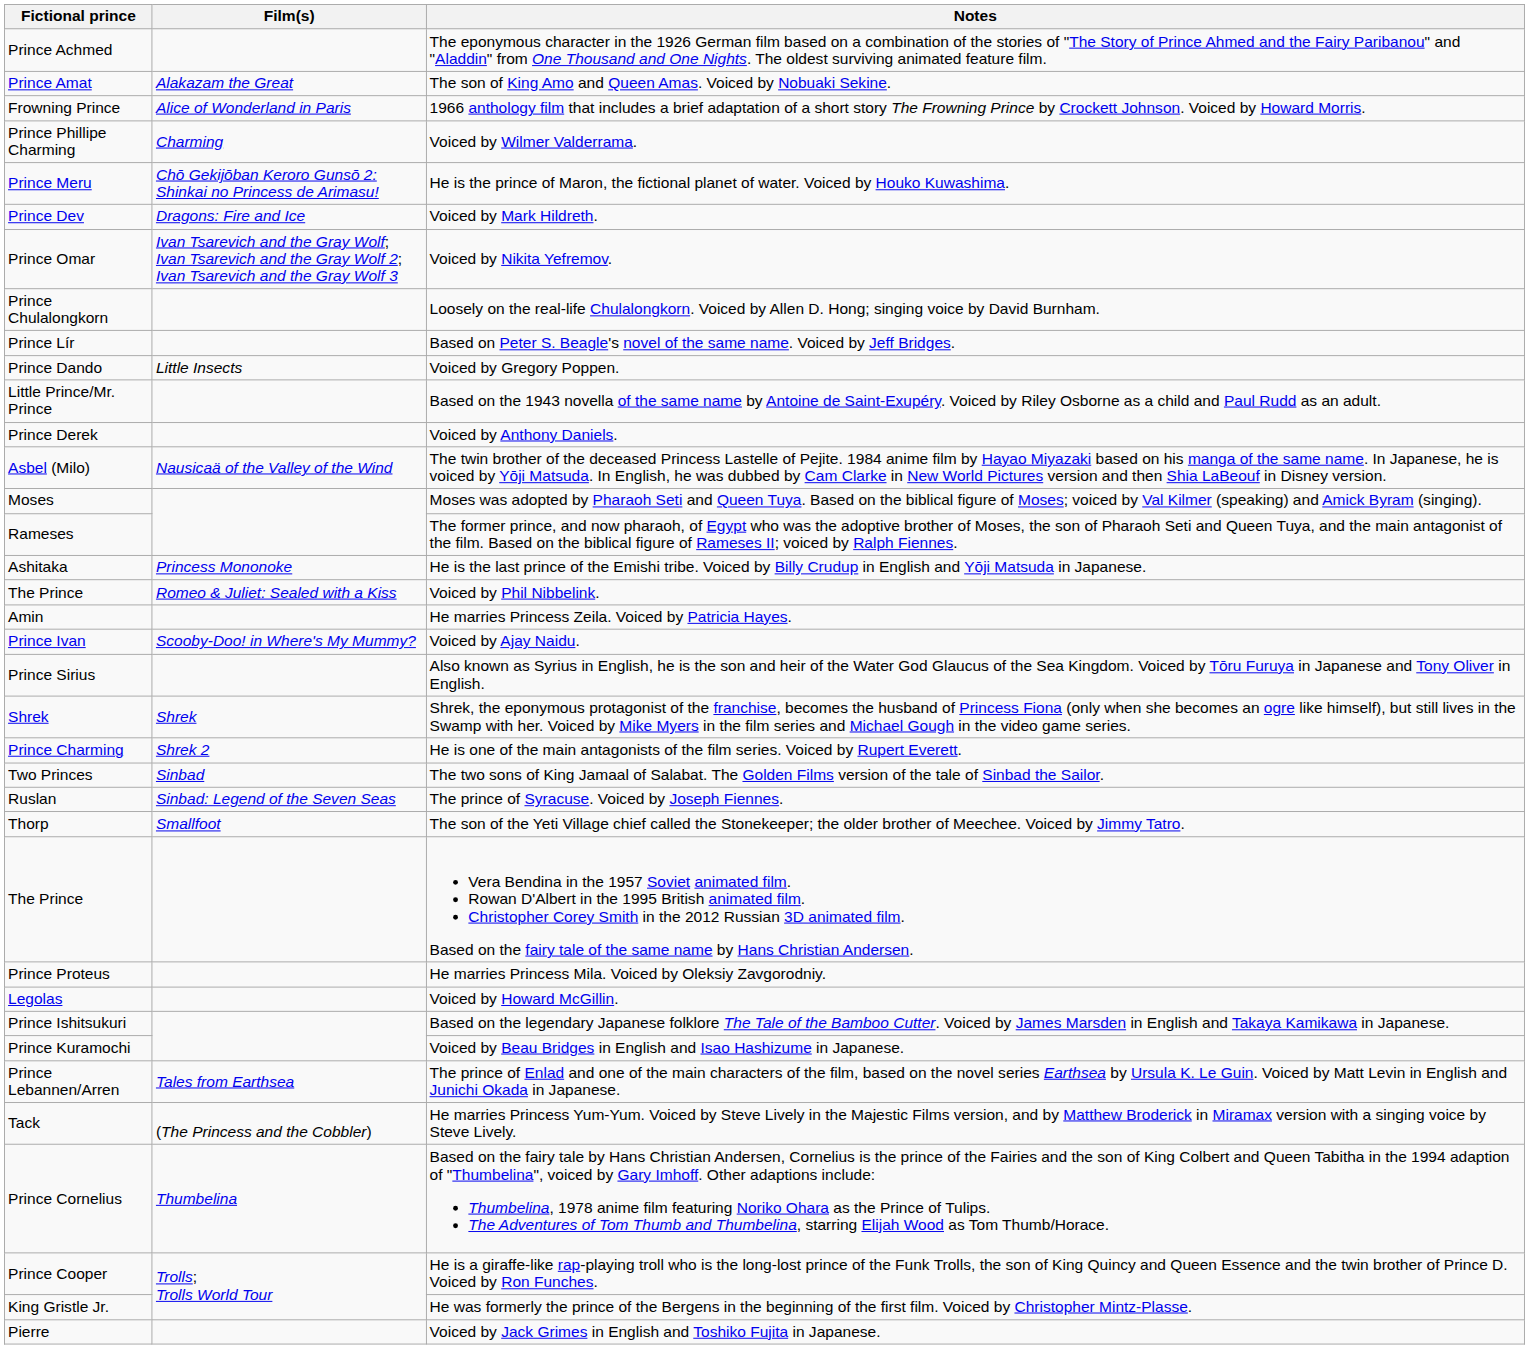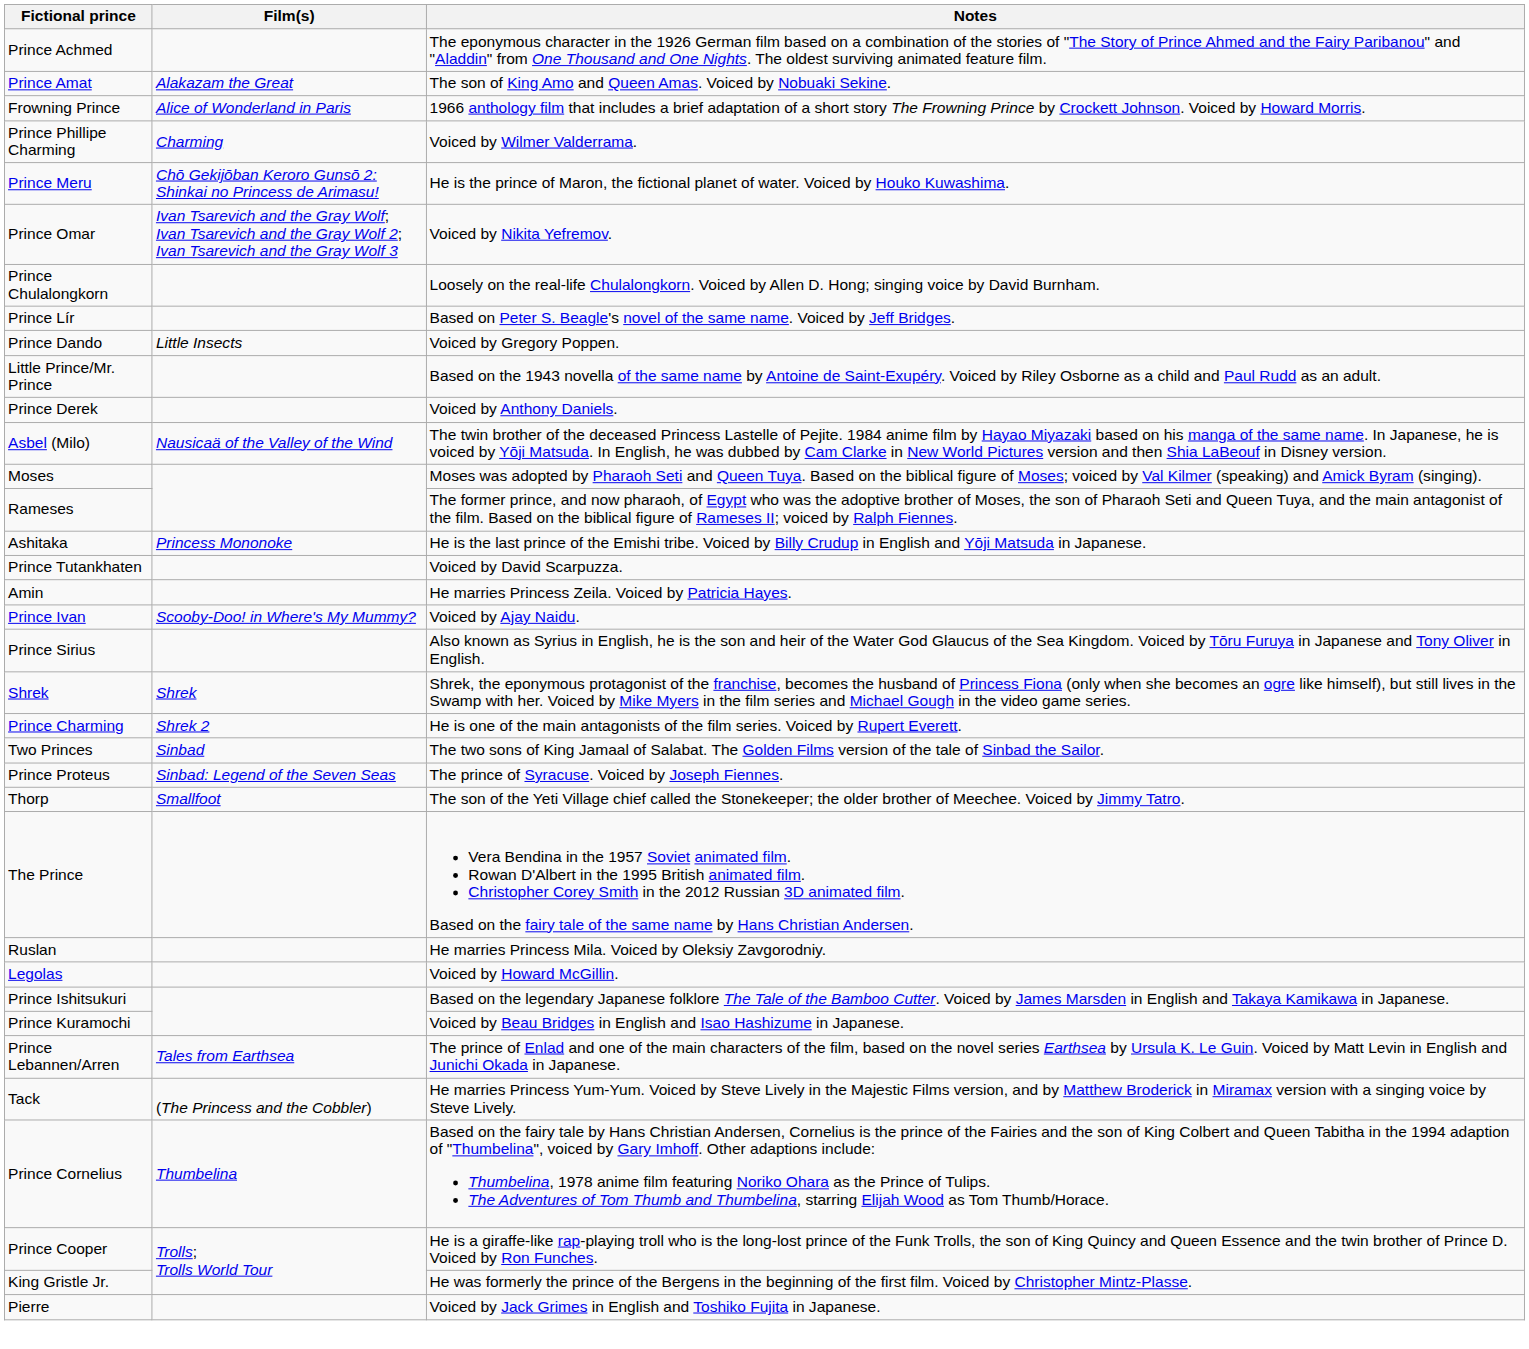- row: (514, 216)
+ row: (526, 567)
- row: (515, 592)
(32, 799) Ruslan -> (59, 774) Prince Proteus
(59, 974) Prince Proteus -> (32, 949) Ruslan
